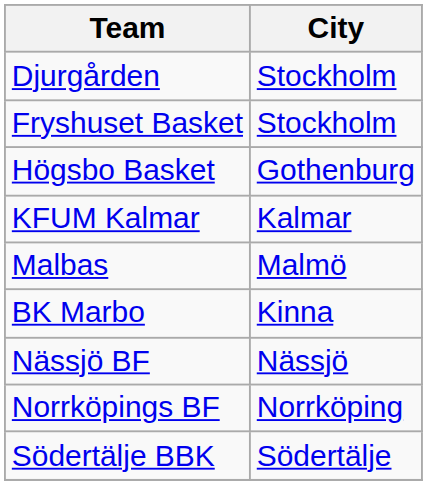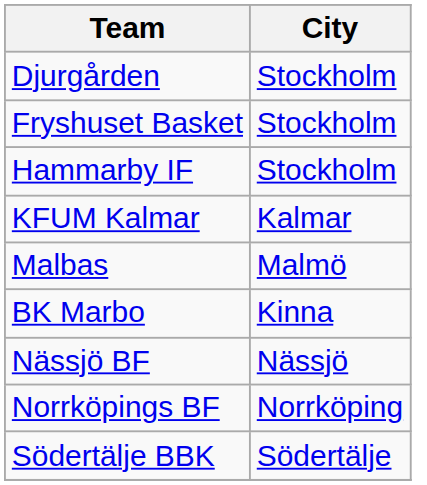+ row: (102, 170)
- row: (113, 170)
